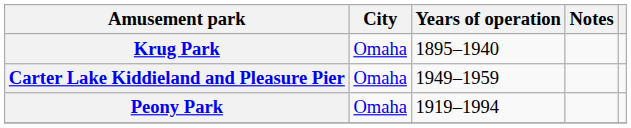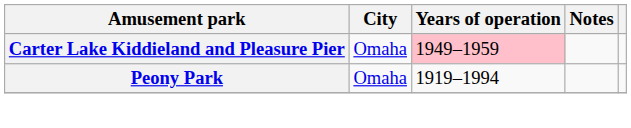- row: (177, 48)
(457, 78) no background -> (457, 48) pink background
